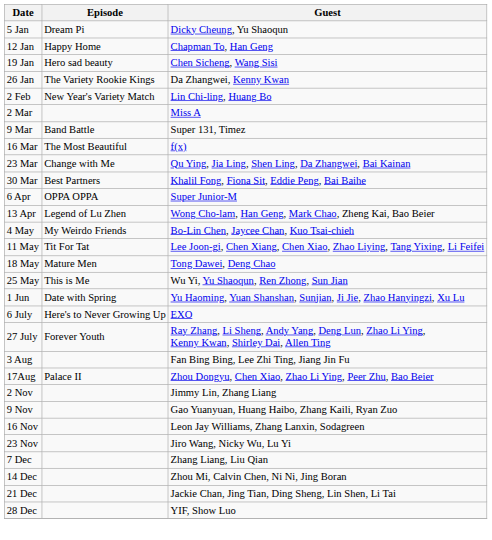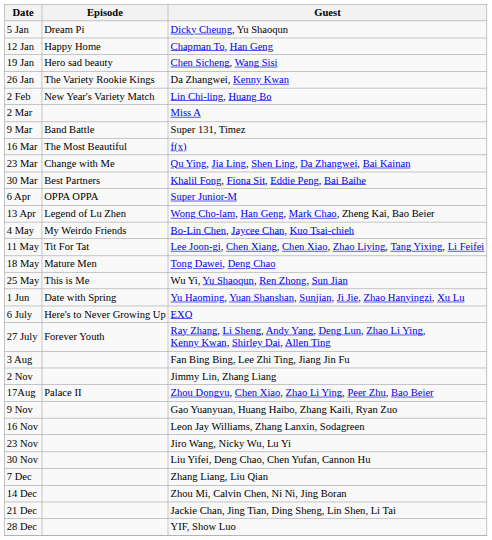rows swapped: (21, 376) <-> (20, 393)
+ row: (22, 460)
